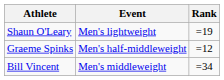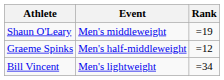(117, 31) Men's lightweight -> (122, 31) Men's middleweight
(122, 67) Men's middleweight -> (117, 67) Men's lightweight
